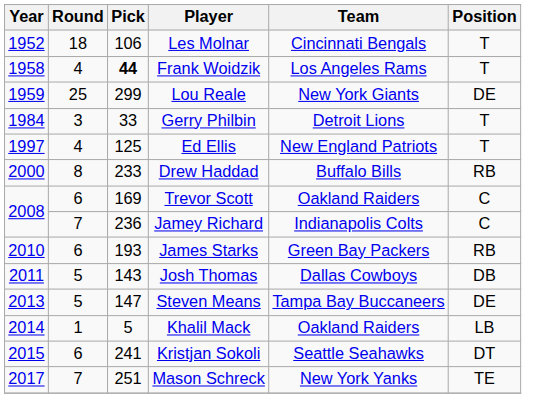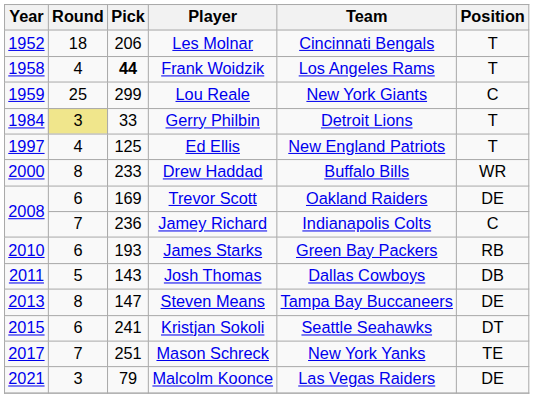(128, 43) 106 -> (128, 43) 206
(484, 95) DE -> (493, 95) C
(78, 120) no background -> (78, 120) khaki background
(484, 172) RB -> (493, 172) WR
(484, 198) C -> (493, 198) DE
(78, 302) 5 -> (78, 302) 8
- row: (209, 328)
+ row: (213, 379)
